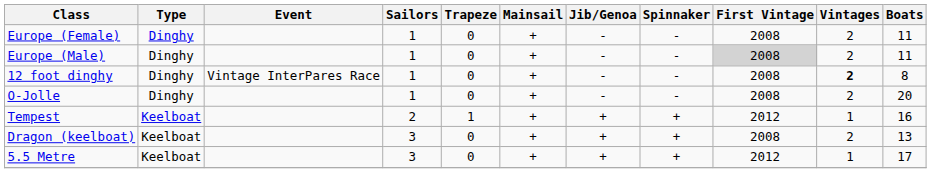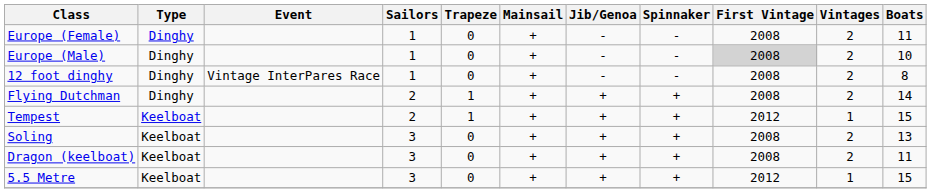(905, 55) 11 -> (905, 55) 10
(850, 76) bold -> (850, 76) normal
- row: (34, 96)
+ row: (64, 96)
(905, 116) 16 -> (905, 116) 15
+ row: (30, 137)
(905, 137) 13 -> (905, 157) 11
(905, 157) 17 -> (905, 177) 15
